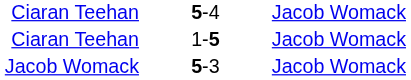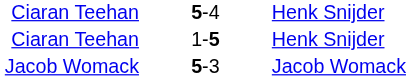(339, 12) Jacob Womack -> (328, 12) Henk Snijder
(339, 39) Jacob Womack -> (328, 39) Henk Snijder
